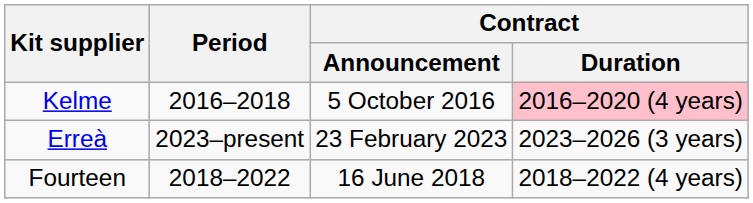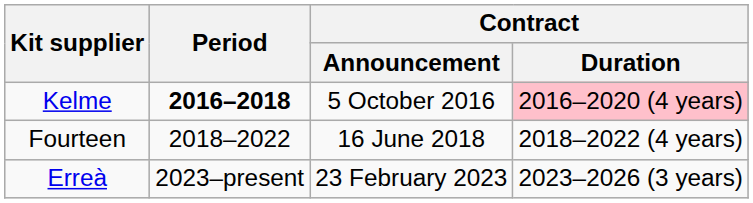(230, 100) normal -> (230, 100) bold
rows swapped: (77, 178) <-> (77, 139)
